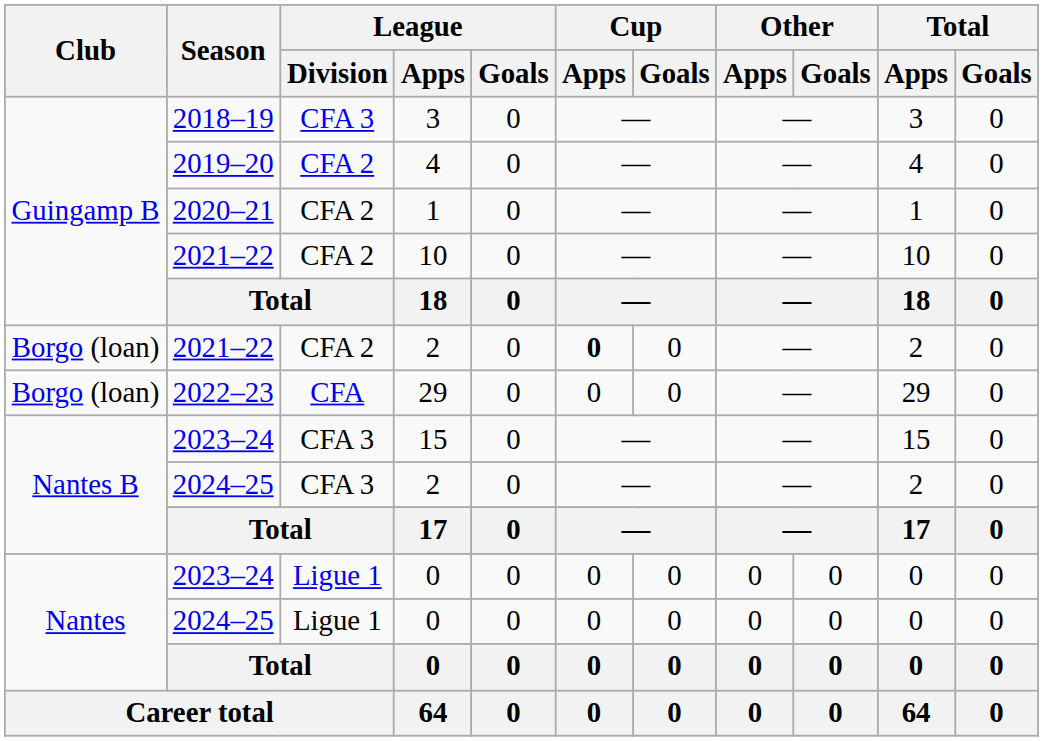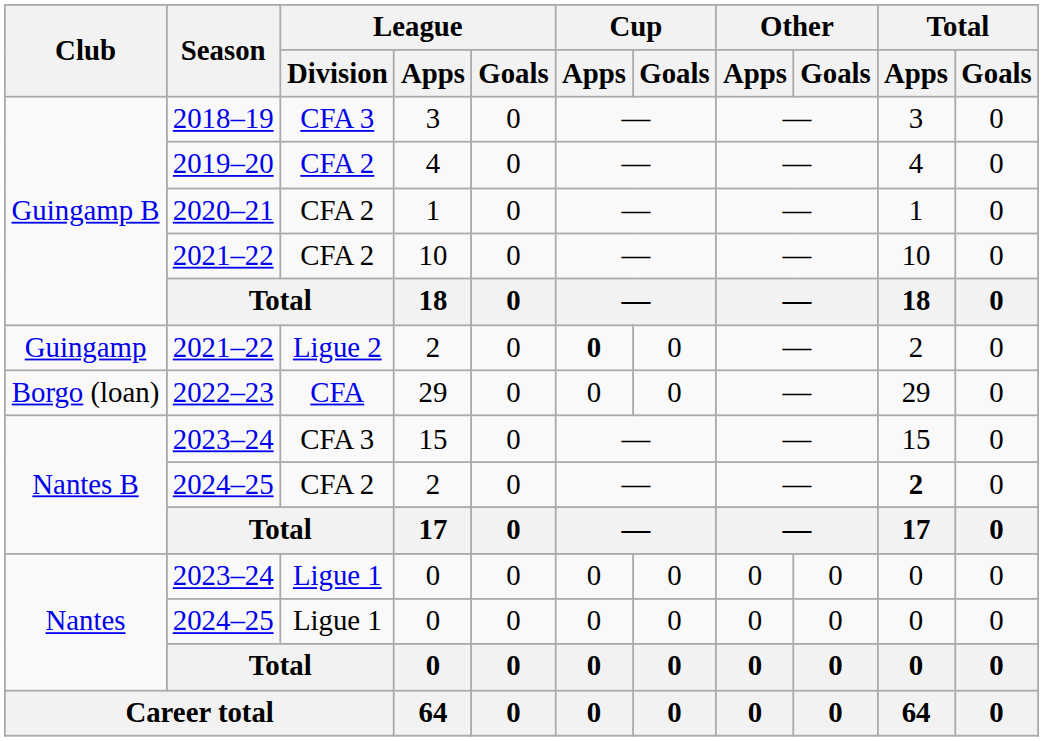(86, 347) Borgo (loan) -> (86, 347) Guingamp
(337, 347) CFA 2 -> (337, 347) Ligue 2
(337, 484) CFA 3 -> (337, 484) CFA 2
(916, 484) normal -> (916, 484) bold
